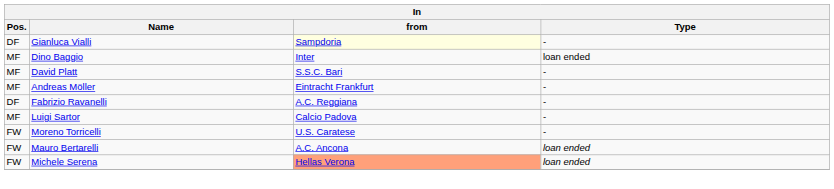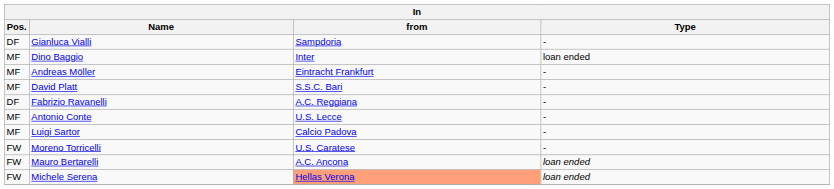(318, 42) lightyellow background -> (318, 42) no background
rows swapped: (63, 87) <-> (54, 72)
+ row: (61, 117)
